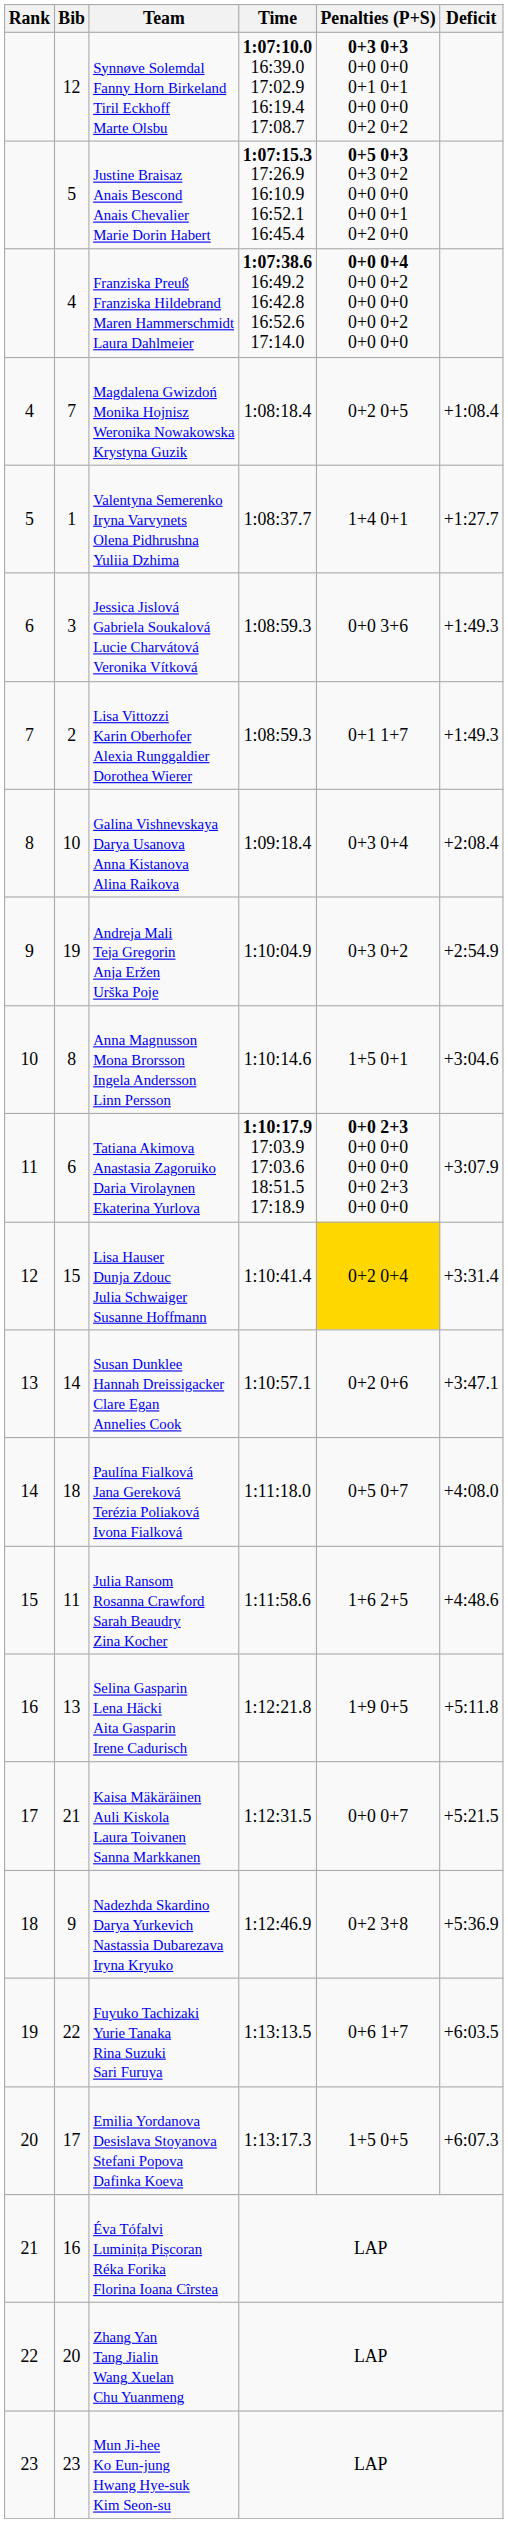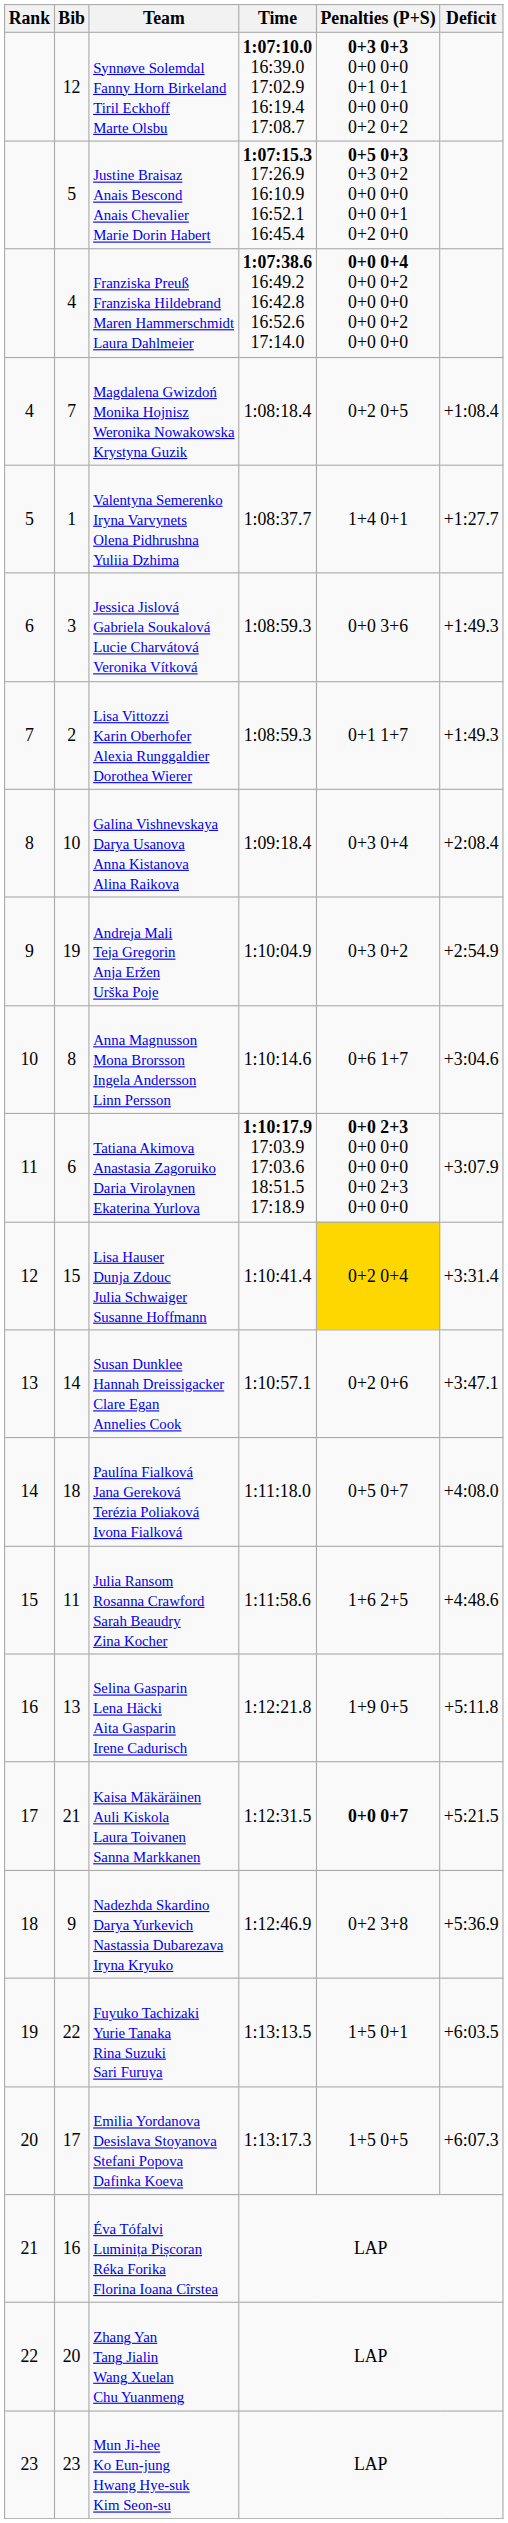(378, 1059) 1+5 0+1 -> (378, 1059) 0+6 1+7
(378, 1816) normal -> (378, 1816) bold
(378, 2032) 0+6 1+7 -> (378, 2032) 1+5 0+1
